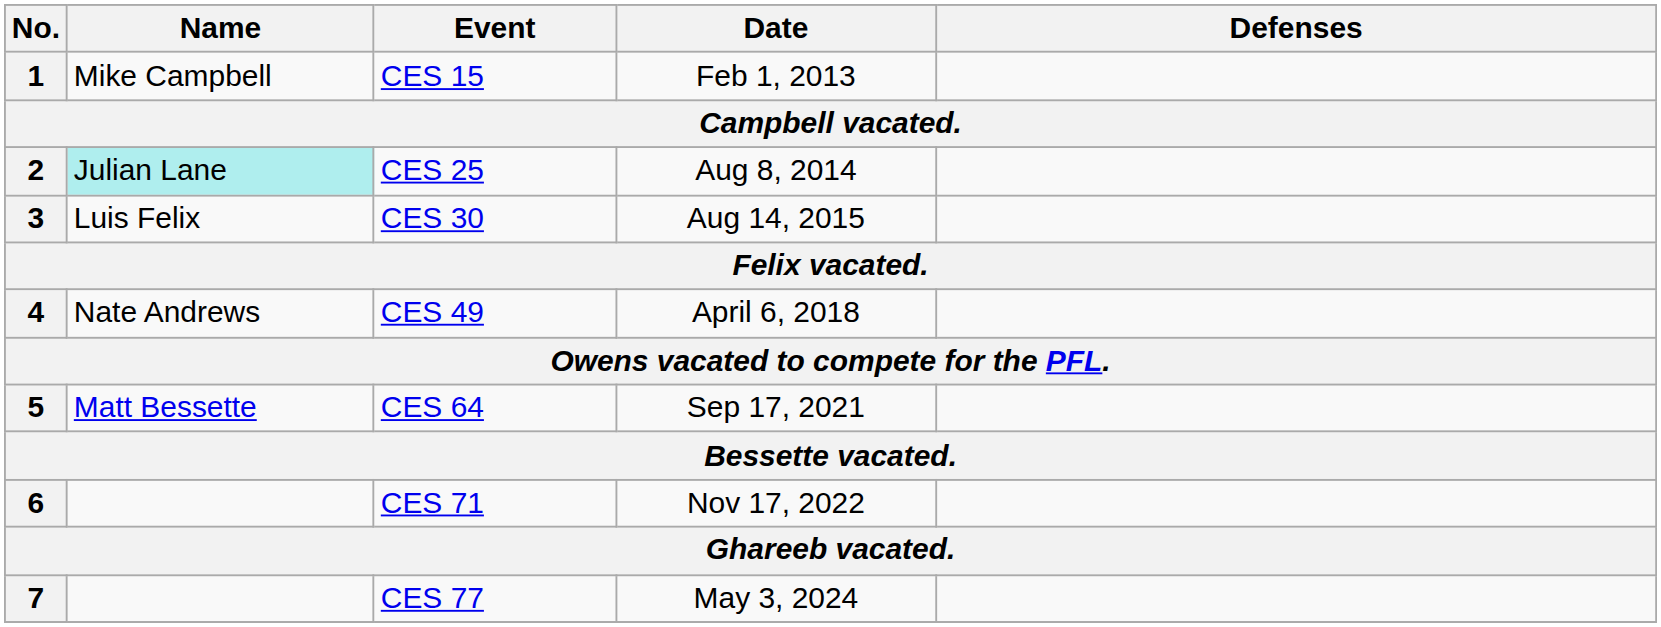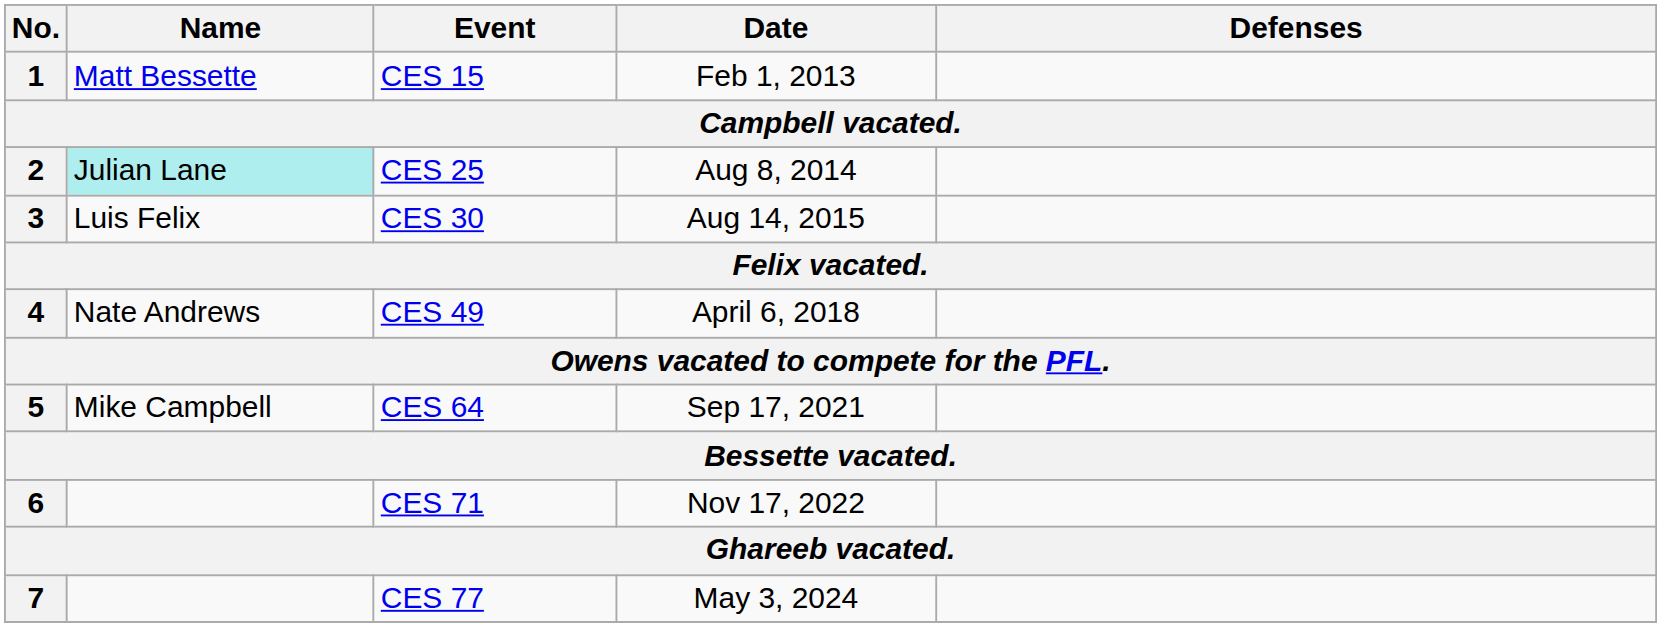(173, 75) Mike Campbell -> (165, 75) Matt Bessette
(165, 407) Matt Bessette -> (173, 407) Mike Campbell
